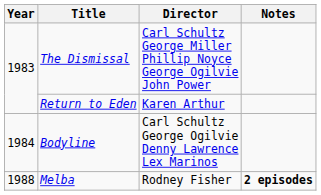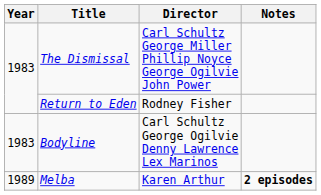(183, 104) Karen Arthur -> (187, 104) Rodney Fisher
(21, 142) 1984 -> (21, 142) 1983
(21, 181) 1988 -> (21, 181) 1989
(187, 181) Rodney Fisher -> (183, 181) Karen Arthur
